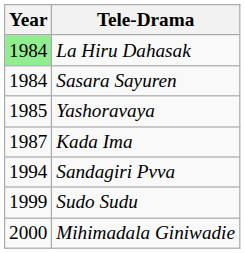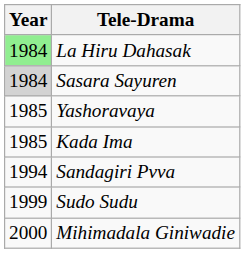(28, 80) no background -> (28, 80) lightgrey background
(28, 141) 1987 -> (28, 141) 1985
